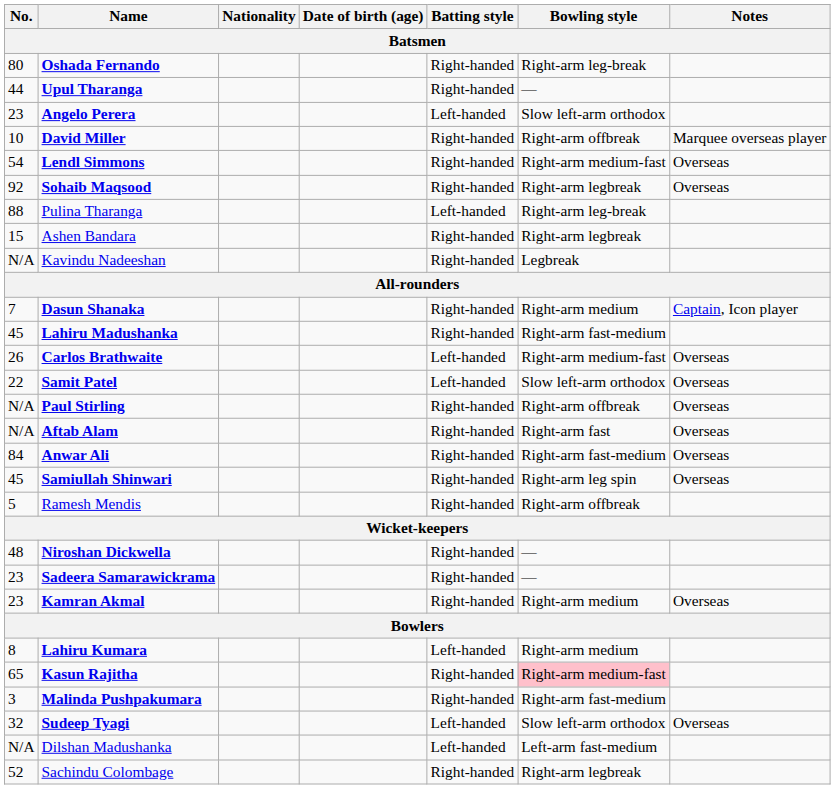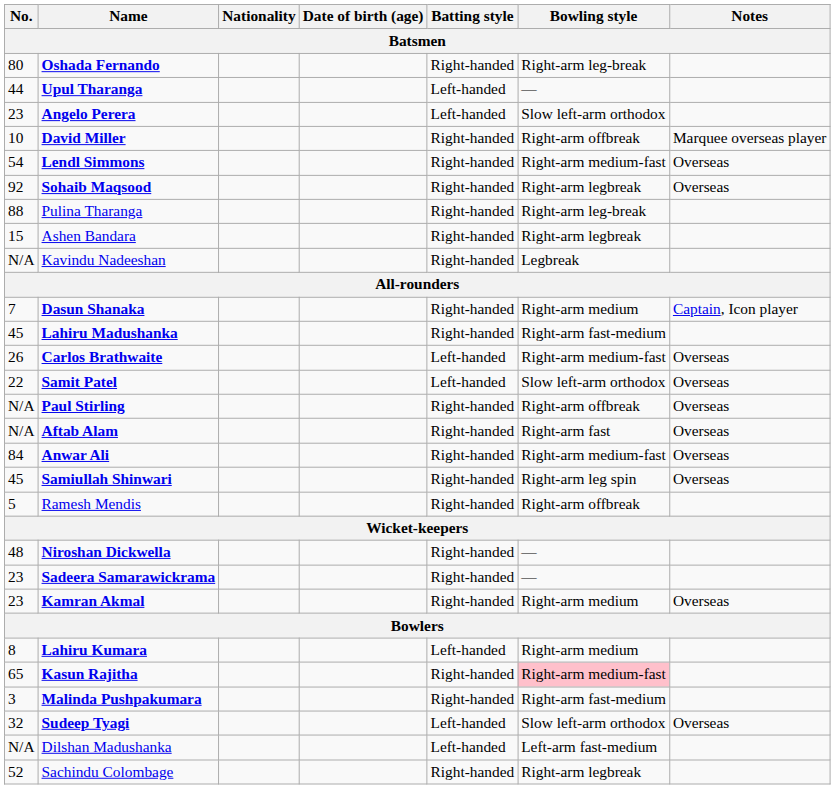(472, 89) Right-handed -> (468, 89) Left-handed
(468, 211) Left-handed -> (472, 211) Right-handed
(594, 455) Right-arm fast-medium -> (594, 455) Right-arm medium-fast
